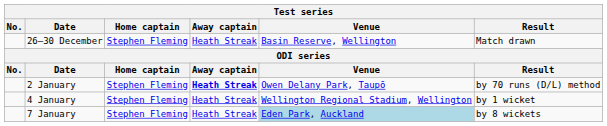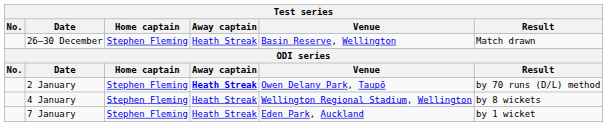(506, 99) by 1 wicket -> (508, 99) by 8 wickets
(313, 114) lightblue background -> (313, 114) no background
(508, 114) by 8 wickets -> (506, 114) by 1 wicket
